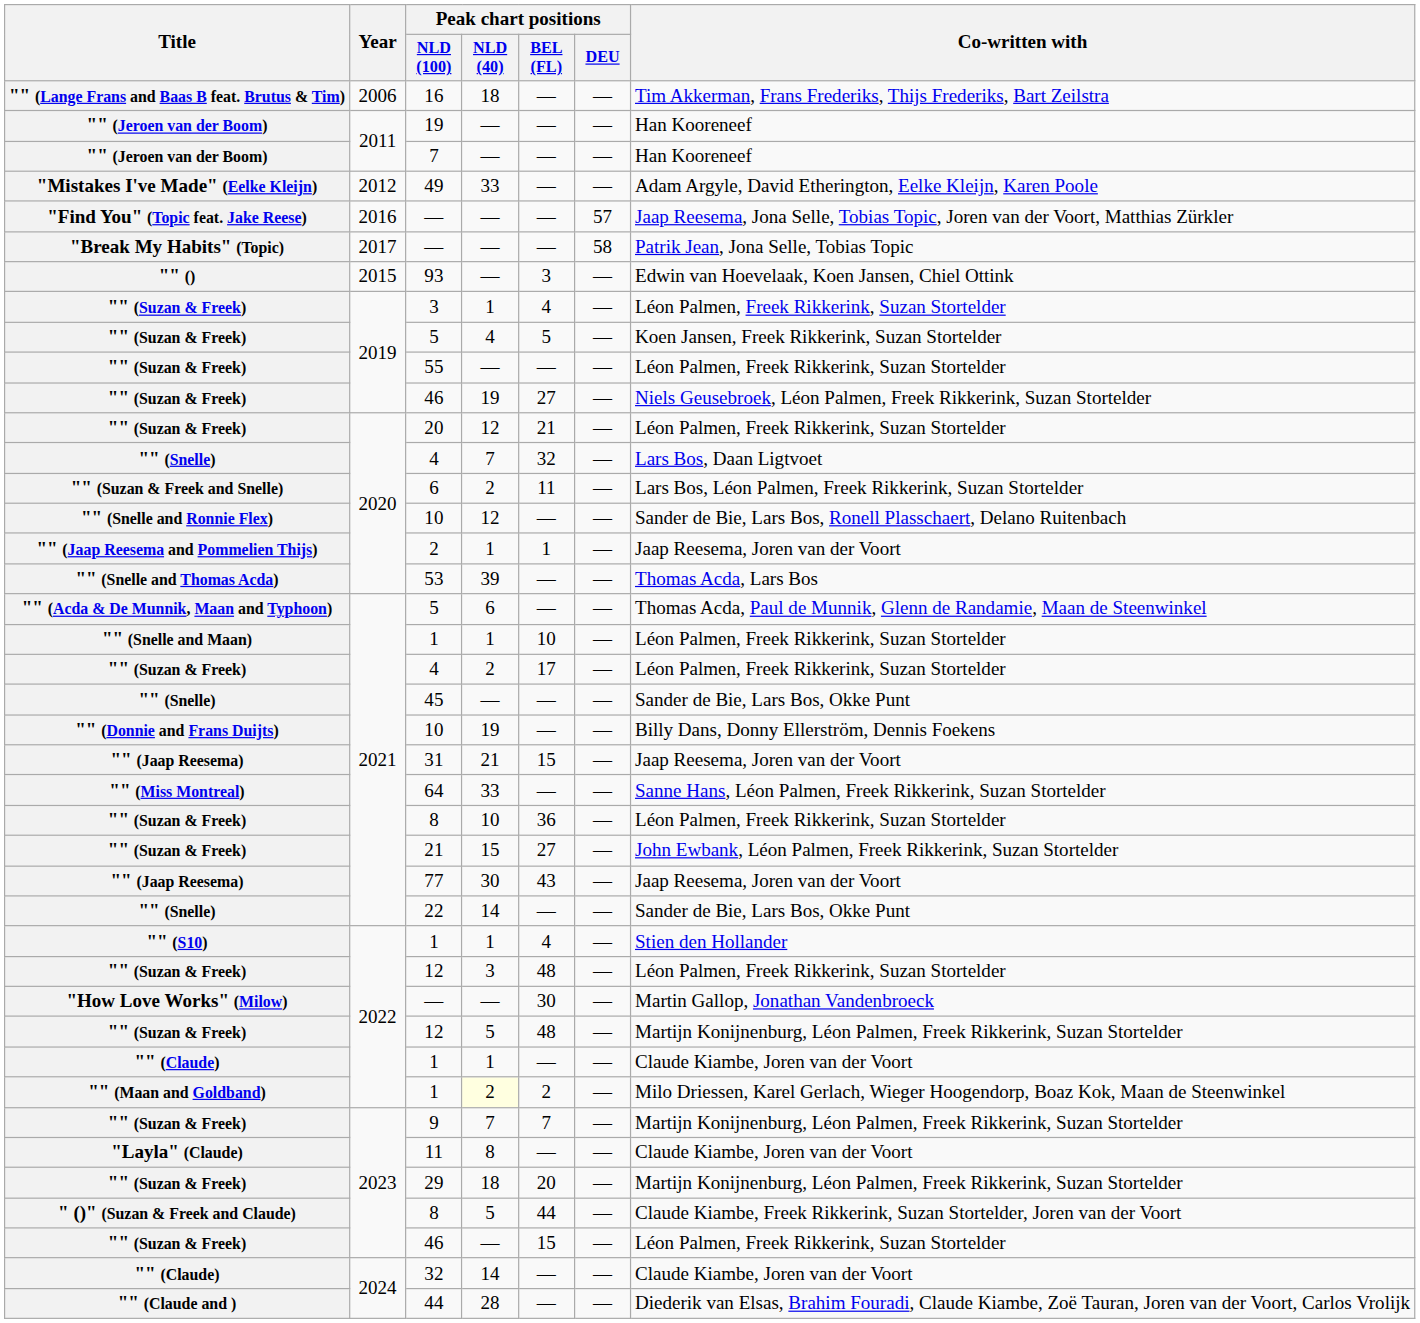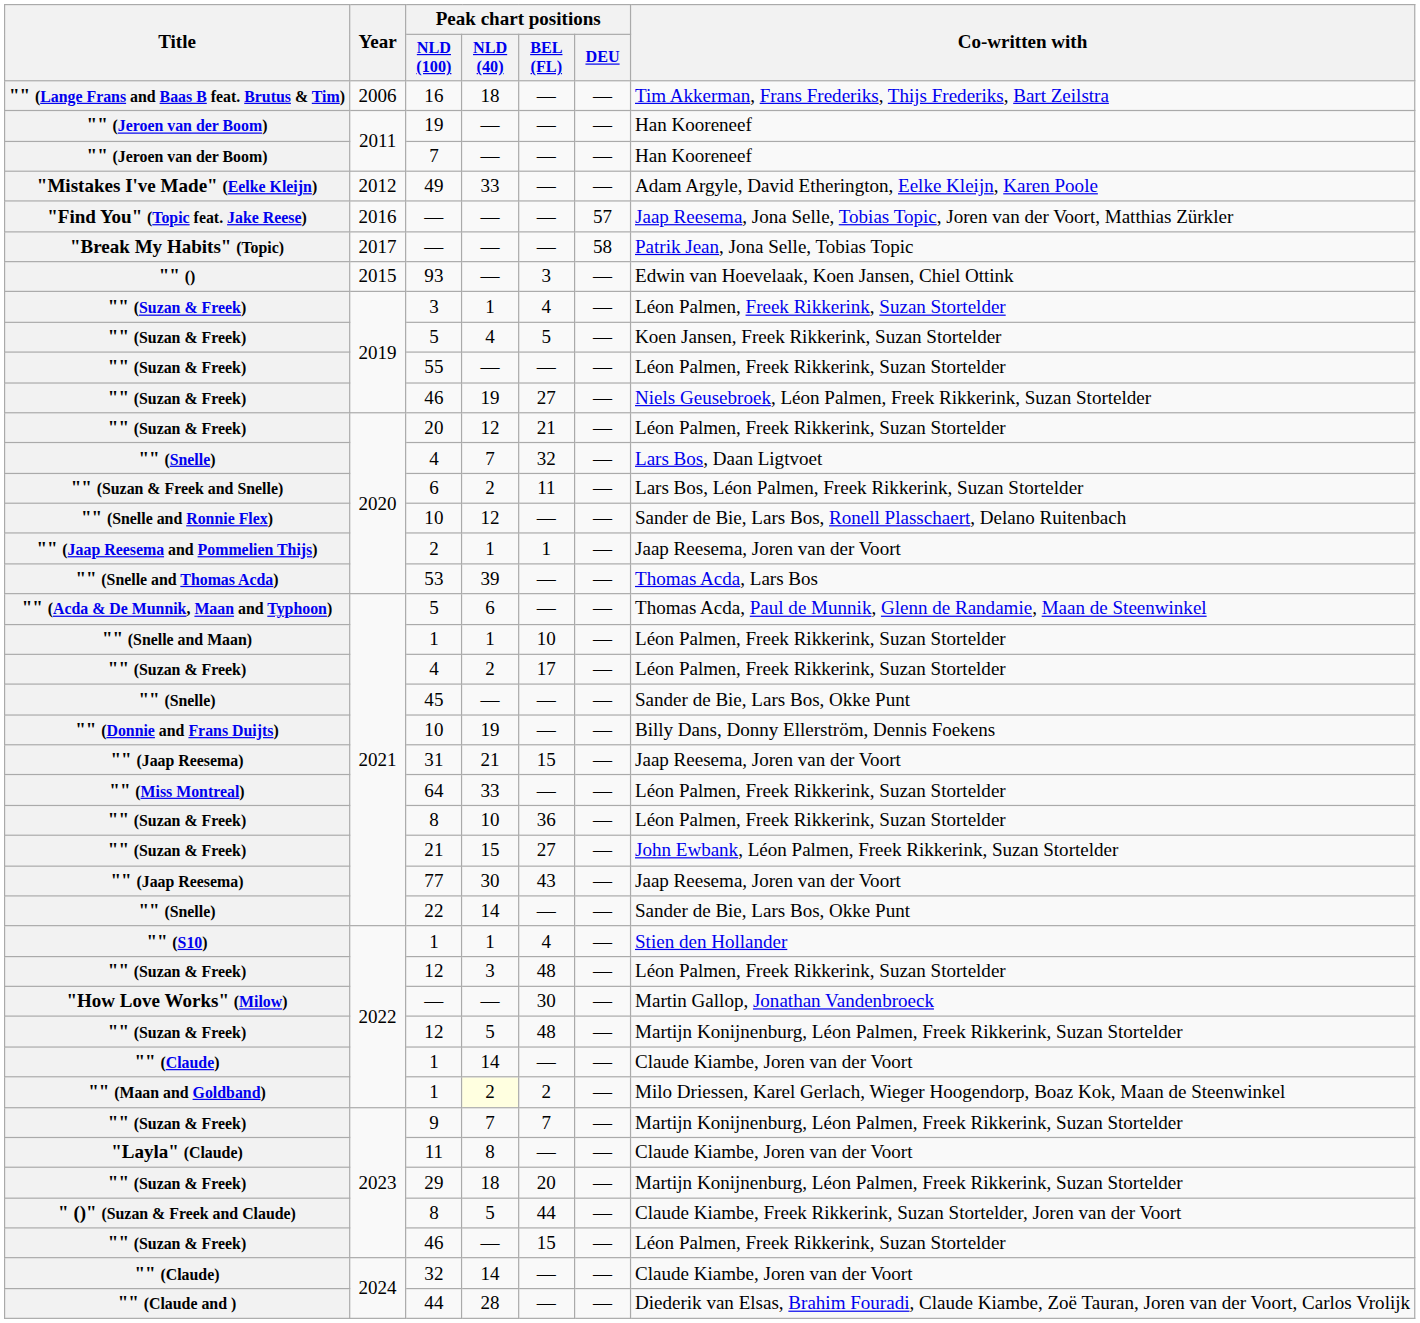(870, 790) Sanne Hans, Léon Palmen, Freek Rikkerink, Suzan Stortelder -> (820, 790) Léon Palmen, Freek Rikkerink, Suzan Stortelder
(490, 1061) 1 -> (490, 1061) 14
